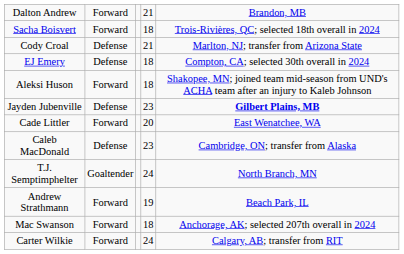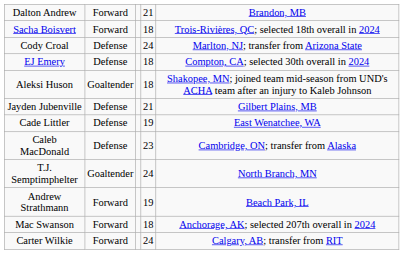(148, 45) 21 -> (148, 45) 24
(110, 84) Forward -> (110, 84) Goaltender
(148, 106) 23 -> (148, 106) 21
(277, 106) bold -> (277, 106) normal
(110, 123) Forward -> (110, 123) Defense
(148, 123) 20 -> (148, 123) 19
